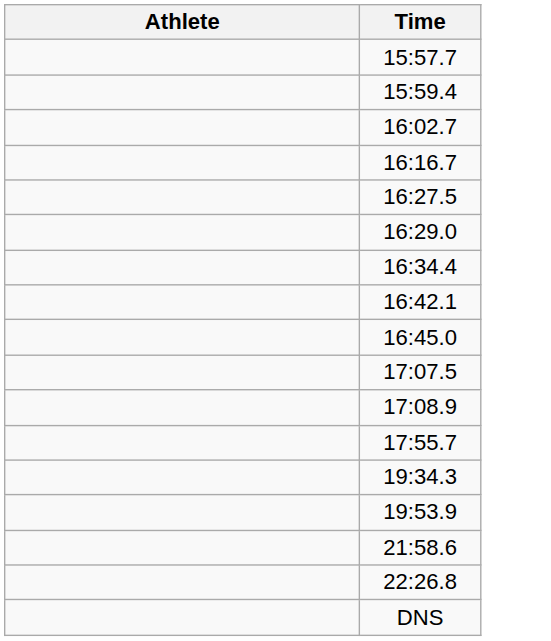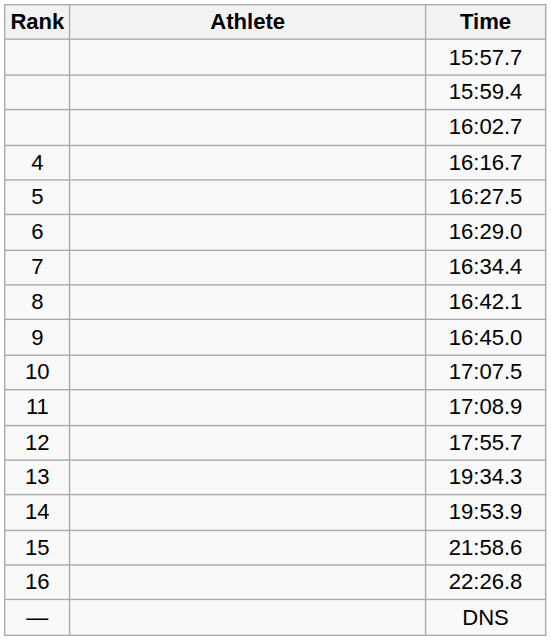+ column: (37, 22)
